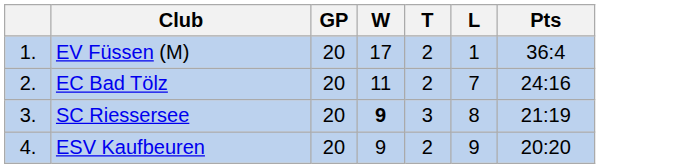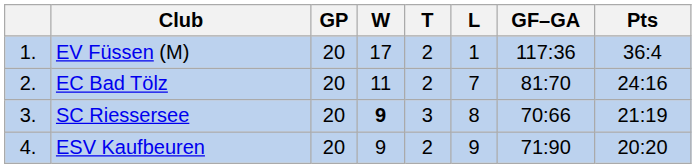+ column: (546, 20)
